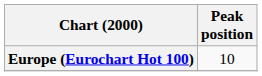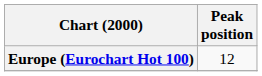(227, 58) 10 -> (227, 58) 12
